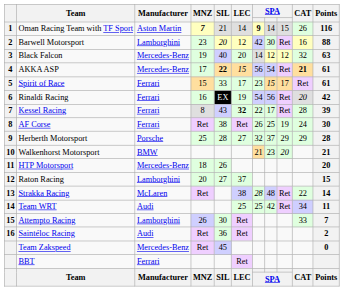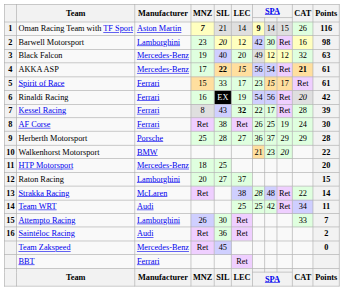(326, 42) 88 -> (326, 42) 98
(259, 55) 14 -> (259, 55) 49
(259, 138) 32 -> (259, 138) 36
(326, 151) 21 -> (326, 151) 22
(223, 165) 26 -> (223, 165) 25
